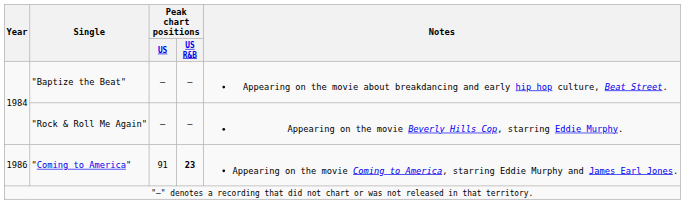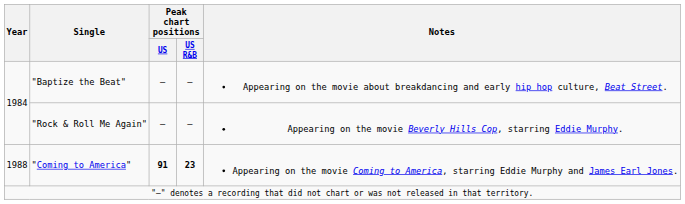(17, 165) 1986 -> (17, 165) 1988
(163, 165) normal -> (163, 165) bold
